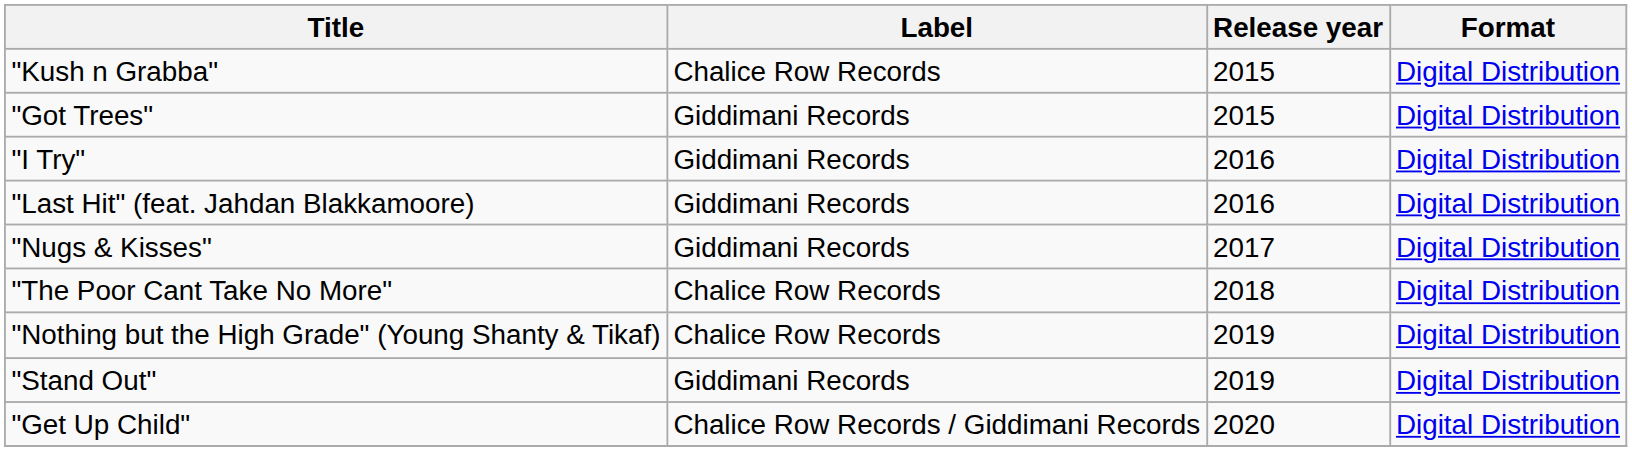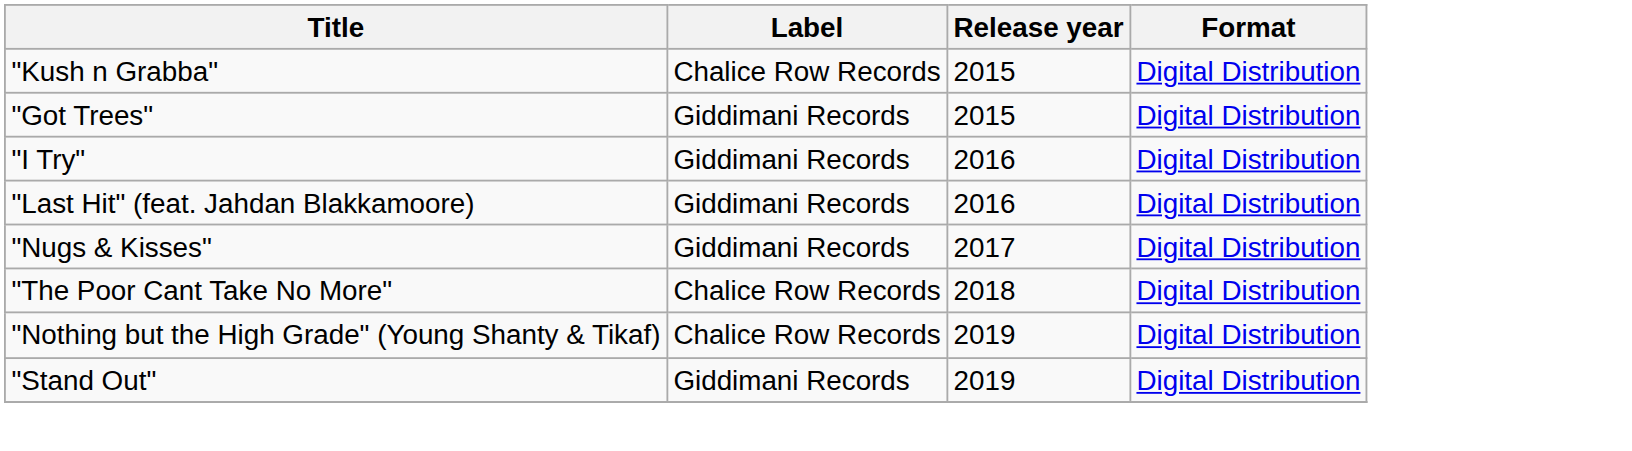- row: (101, 423)
